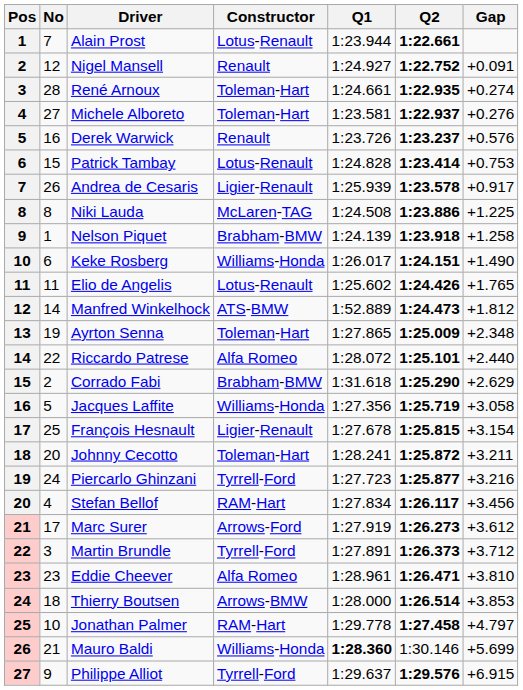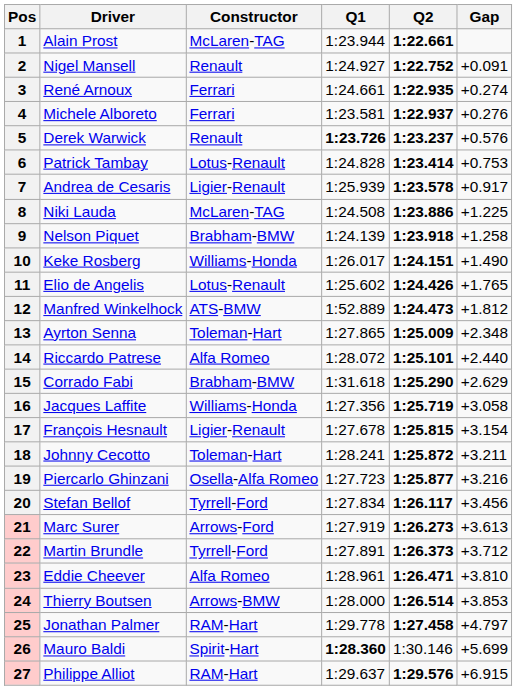- column: (54, 17)
(265, 41) Lotus-Renault -> (237, 41) McLaren-TAG
(263, 90) Toleman-Hart -> (212, 90) Ferrari
(263, 114) Toleman-Hart -> (212, 114) Ferrari
(361, 138) normal -> (356, 138) bold
(256, 479) Tyrrell-Ford -> (254, 479) Osella-Alfa Romeo
(251, 503) RAM-Hart -> (229, 503) Tyrrell-Ford
(491, 527) +3.612 -> (484, 527) +3.613
(271, 649) Williams-Honda -> (224, 649) Spirit-Hart
(256, 673) Tyrrell-Ford -> (224, 673) RAM-Hart
